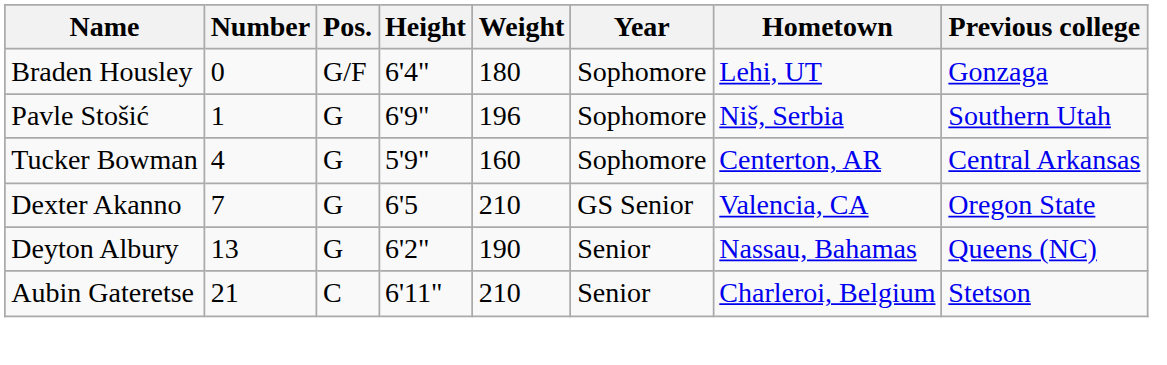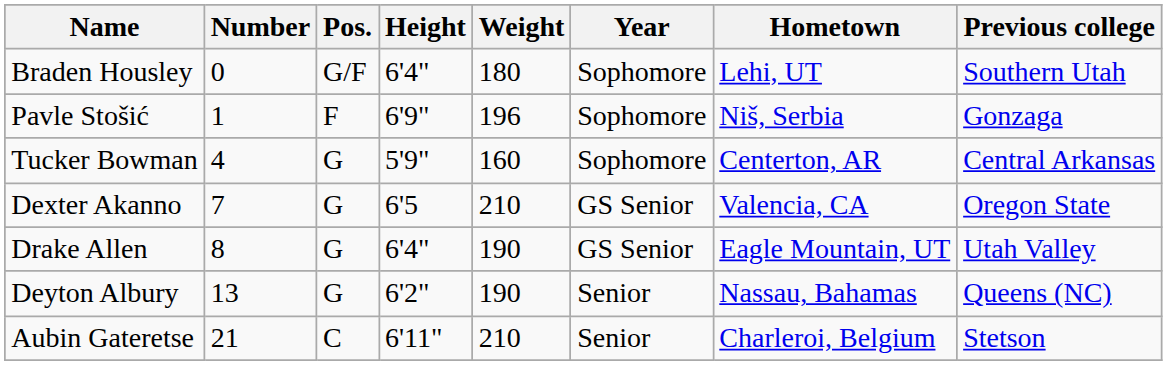(998, 71) Gonzaga -> (1044, 71) Southern Utah
(333, 115) G -> (331, 115) F
(1030, 115) Southern Utah -> (1013, 115) Gonzaga
+ row: (79, 248)
